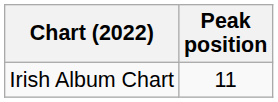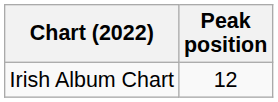(226, 79) 11 -> (226, 79) 12
